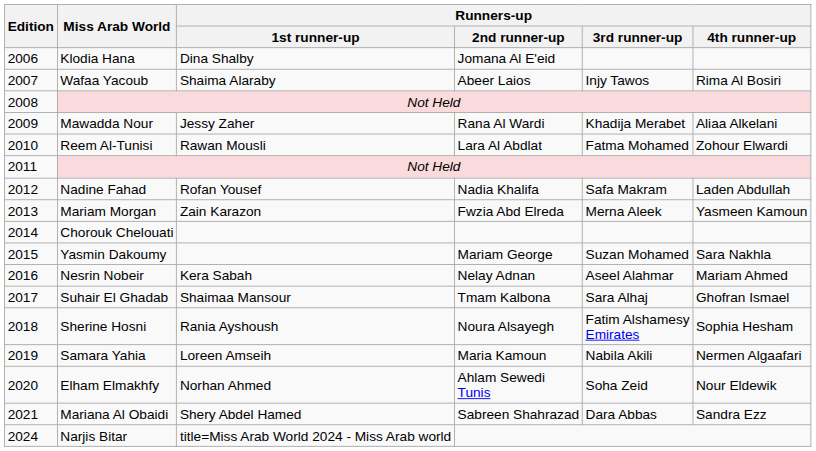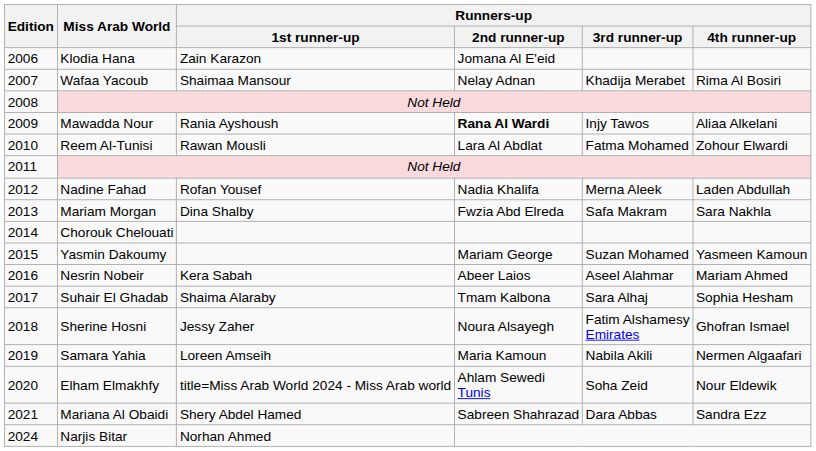(217, 59) Dina Shalby -> (221, 59) Zain Karazon
(228, 80) Shaima Alaraby -> (235, 80) Shaimaa Mansour
(494, 80) Abeer Laios -> (496, 80) Nelay Adnan
(617, 80) Injy Tawos -> (635, 80) Khadija Merabet
(217, 124) Jessy Zaher -> (229, 124) Rania Ayshoush
(501, 124) normal -> (503, 124) bold
(635, 124) Khadija Merabet -> (617, 124) Injy Tawos
(626, 189) Safa Makram -> (624, 189) Merna Aleek
(221, 210) Zain Karazon -> (217, 210) Dina Shalby
(624, 210) Merna Aleek -> (626, 210) Safa Makram
(752, 210) Yasmeen Kamoun -> (734, 210) Sara Nakhla
(734, 254) Sara Nakhla -> (752, 254) Yasmeen Kamoun
(496, 275) Nelay Adnan -> (494, 275) Abeer Laios
(235, 297) Shaimaa Mansour -> (228, 297) Shaima Alaraby
(743, 297) Ghofran Ismael -> (745, 297) Sophia Hesham
(229, 326) Rania Ayshoush -> (217, 326) Jessy Zaher
(745, 326) Sophia Hesham -> (743, 326) Ghofran Ismael
(225, 385) Norhan Ahmed -> (316, 385) title=Miss Arab World 2024 - Miss Arab world
(316, 436) title=Miss Arab World 2024 - Miss Arab world -> (225, 436) Norhan Ahmed
